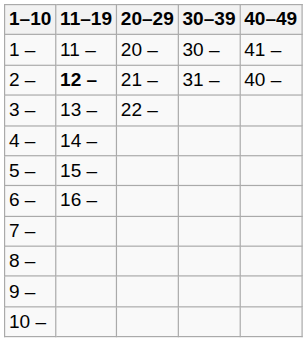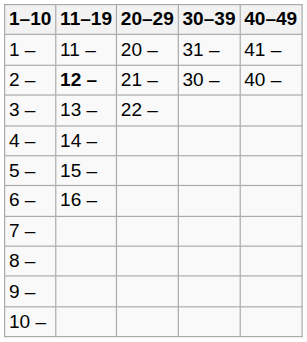(201, 49) 30 – -> (201, 49) 31 –
(201, 79) 31 – -> (201, 79) 30 –
